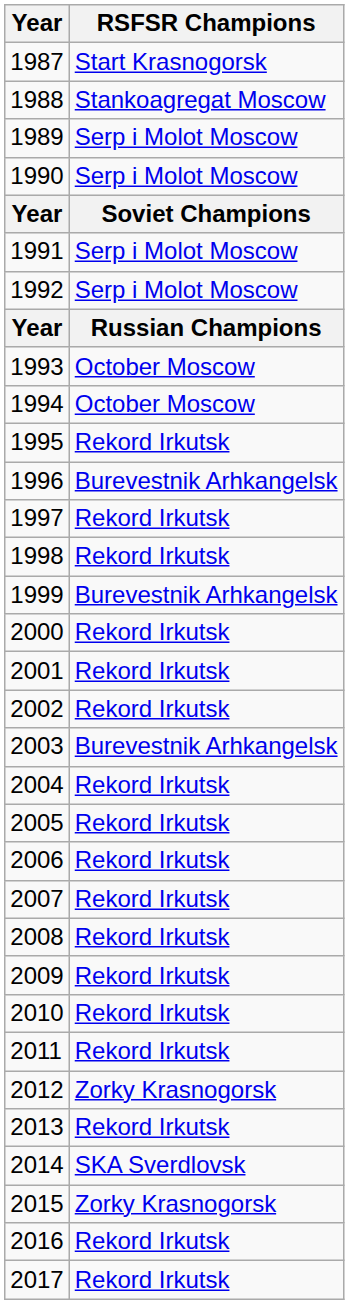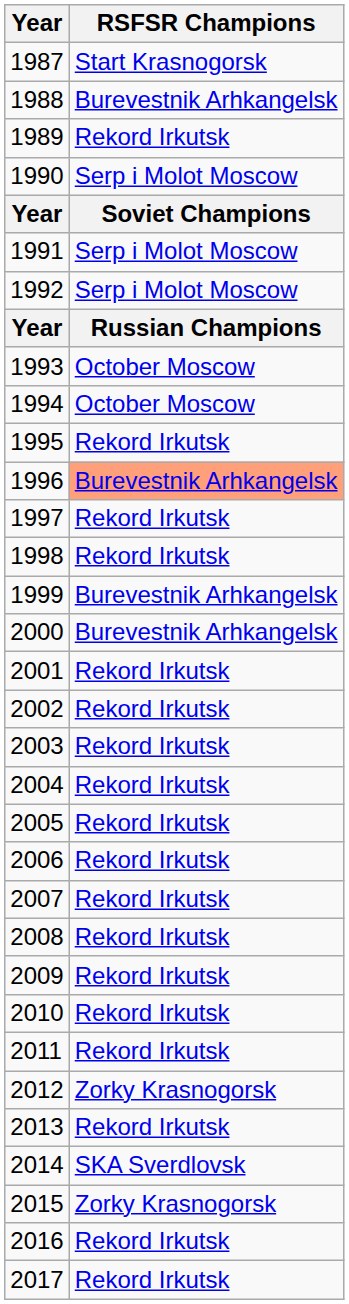(200, 99) Stankoagregat Moscow -> (206, 99) Burevestnik Arhkangelsk
(186, 137) Serp i Molot Moscow -> (152, 137) Rekord Irkutsk
(206, 480) no background -> (206, 480) lightsalmon background
(152, 632) Rekord Irkutsk -> (206, 632) Burevestnik Arhkangelsk
(206, 746) Burevestnik Arhkangelsk -> (152, 746) Rekord Irkutsk
